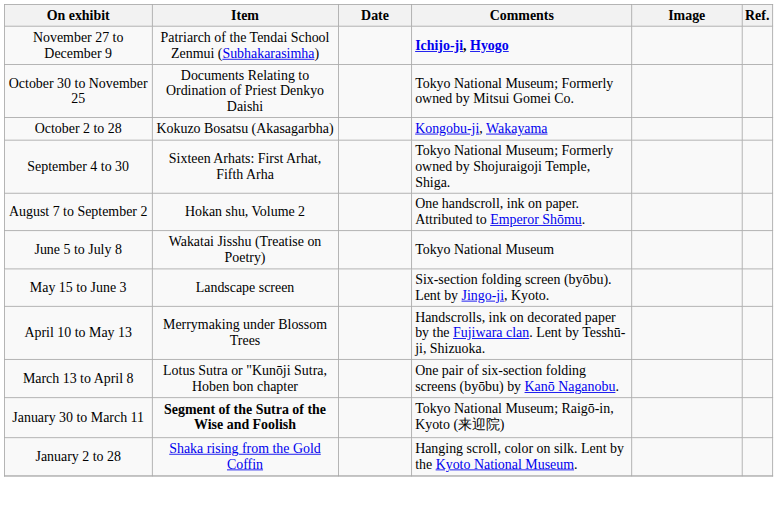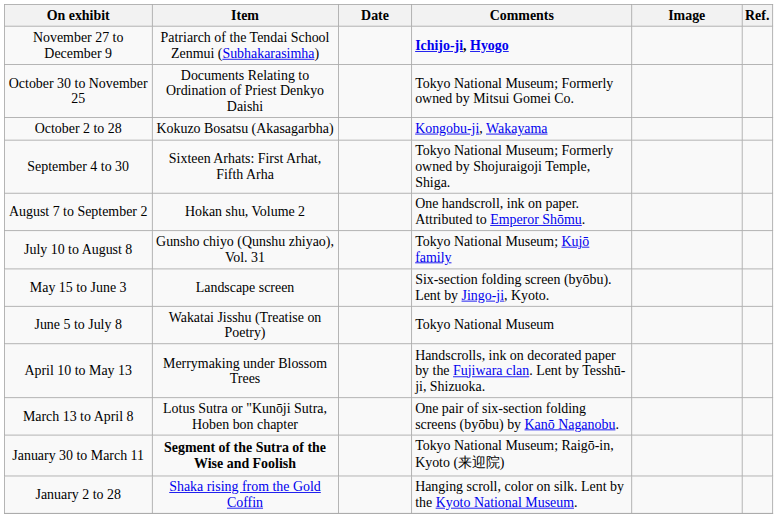+ row: (78, 249)
rows swapped: (78, 249) <-> (78, 287)
